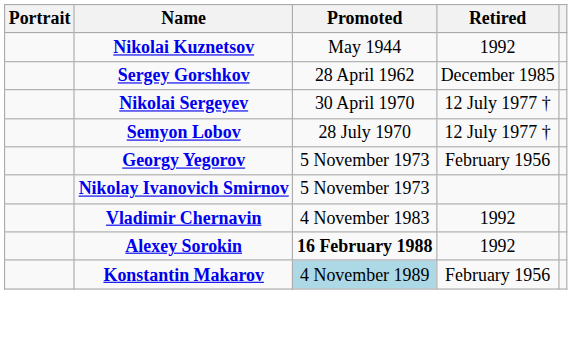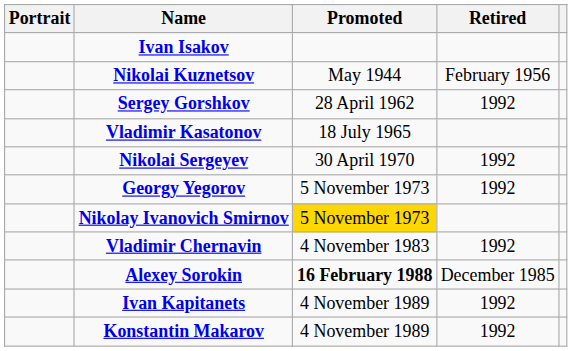+ row: (184, 47)
(498, 47) 1992 -> (498, 75) February 1956
(498, 75) December 1985 -> (498, 103) 1992
+ row: (184, 132)
(498, 103) 12 July 1977 † -> (498, 160) 1992
- row: (184, 132)
(498, 160) February 1956 -> (498, 189) 1992
(365, 189) no background -> (365, 217) gold background
(498, 246) 1992 -> (498, 274) December 1985
+ row: (184, 302)
(365, 274) lightblue background -> (365, 331) no background
(498, 274) February 1956 -> (498, 331) 1992
